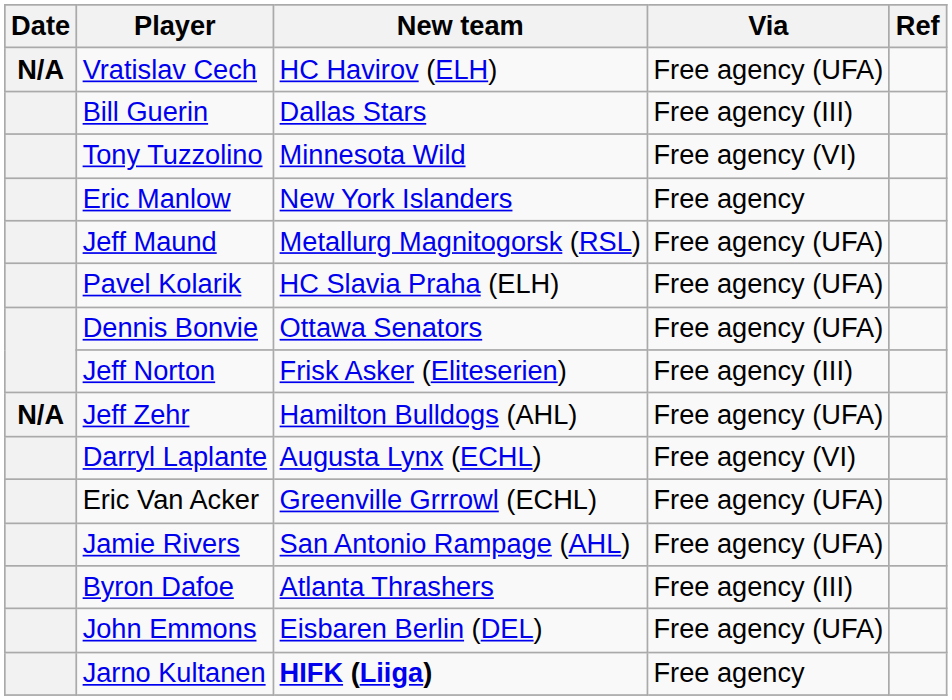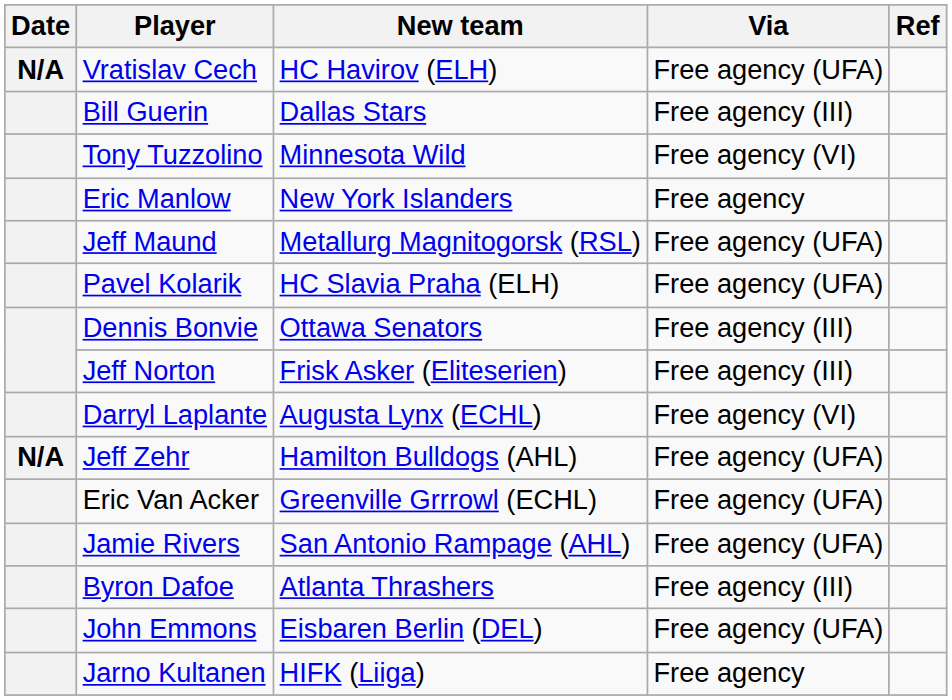(768, 328) Free agency (UFA) -> (753, 328) Free agency (III)
rows swapped: (175, 457) <-> (136, 414)
(356, 673) bold -> (352, 673) normal
